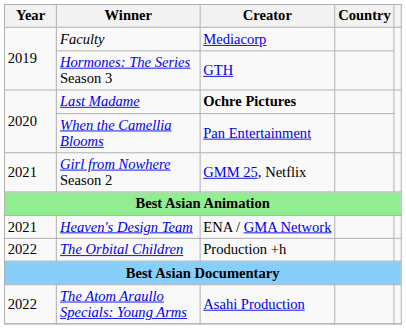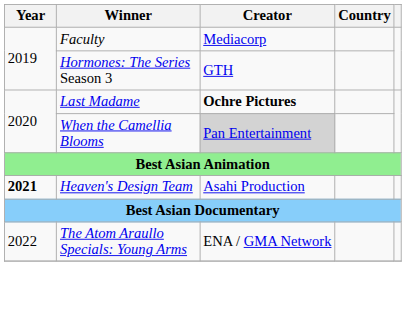(257, 132) no background -> (257, 132) lightgrey background
- row: (115, 172)
(22, 226) normal -> (22, 187) bold
(267, 226) ENA / GMA Network -> (254, 187) Asahi Production
- row: (122, 249)
(254, 304) Asahi Production -> (267, 241) ENA / GMA Network
